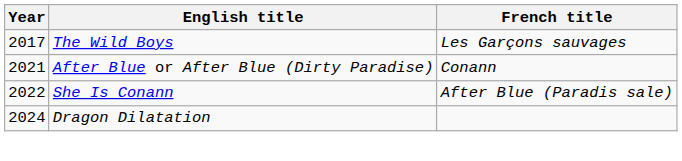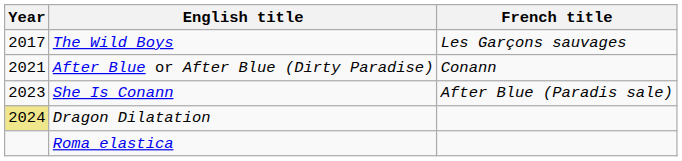(27, 93) 2022 -> (27, 93) 2023
(27, 118) no background -> (27, 118) khaki background
+ row: (113, 143)
